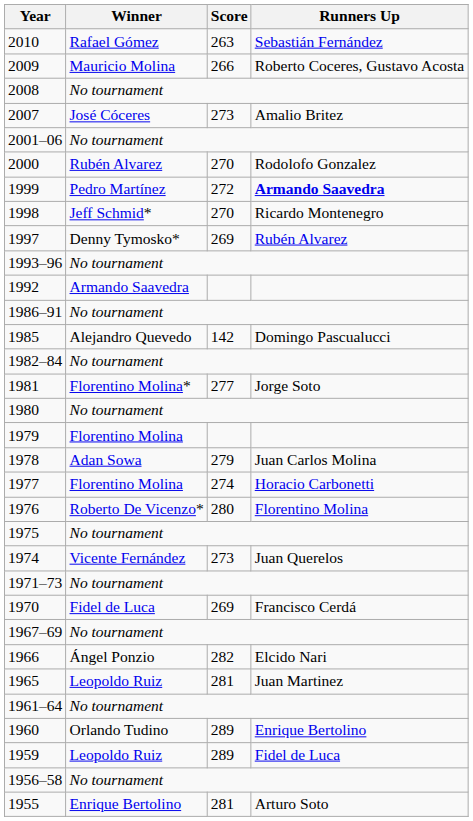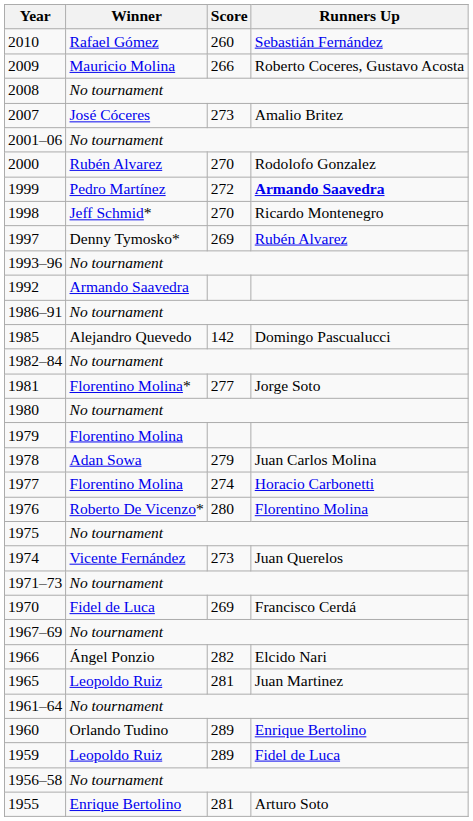(222, 41) 263 -> (222, 41) 260
